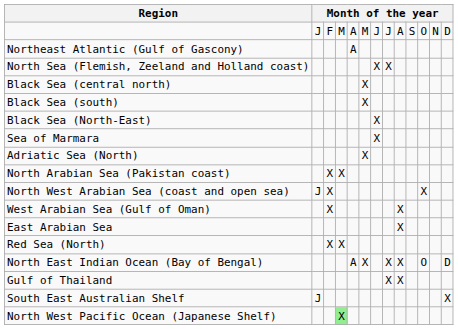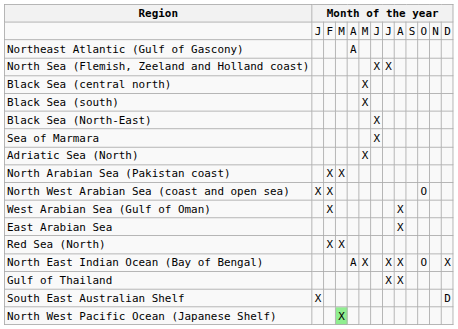(318, 191) J -> (318, 191) X
(424, 191) X -> (424, 191) O
(447, 262) D -> (447, 262) X
(318, 298) J -> (318, 298) X
(447, 298) X -> (447, 298) D
